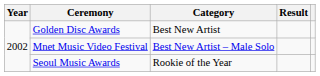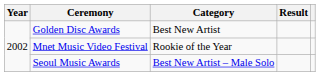(214, 46) Best New Artist – Male Solo -> (192, 46) Rookie of the Year
(192, 63) Rookie of the Year -> (214, 63) Best New Artist – Male Solo
